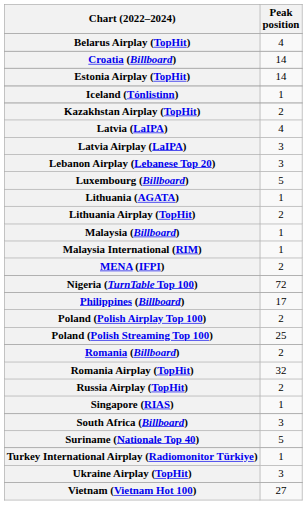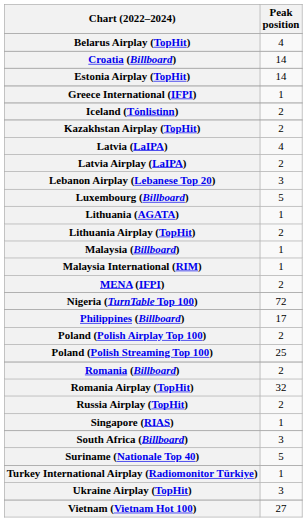+ row: (132, 94)
(281, 94) 1 -> (281, 111) 2
(281, 146) 3 -> (281, 163) 2
